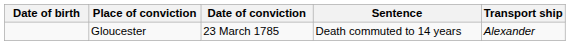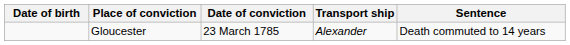columns swapped: (397, 13) <-> (523, 13)
